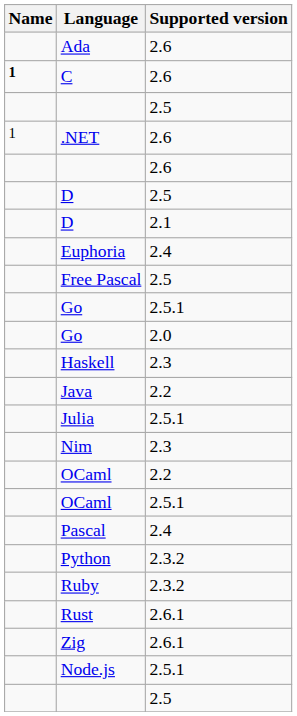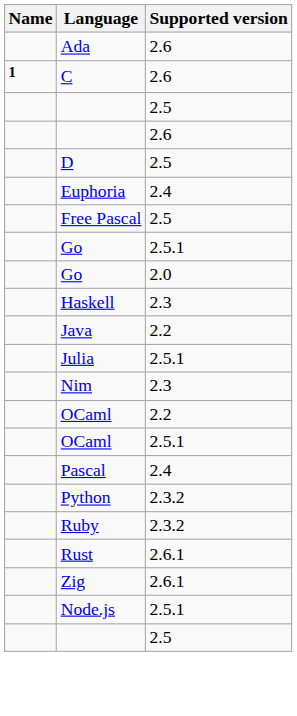- row: (80, 137)
- row: (67, 223)
